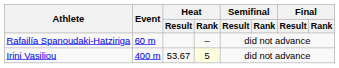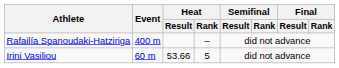(145, 41) 60 m -> (148, 41) 400 m
(148, 56) 400 m -> (145, 56) 60 m
(179, 56) 53.67 -> (179, 56) 53.66
(207, 56) lightyellow background -> (207, 56) no background
